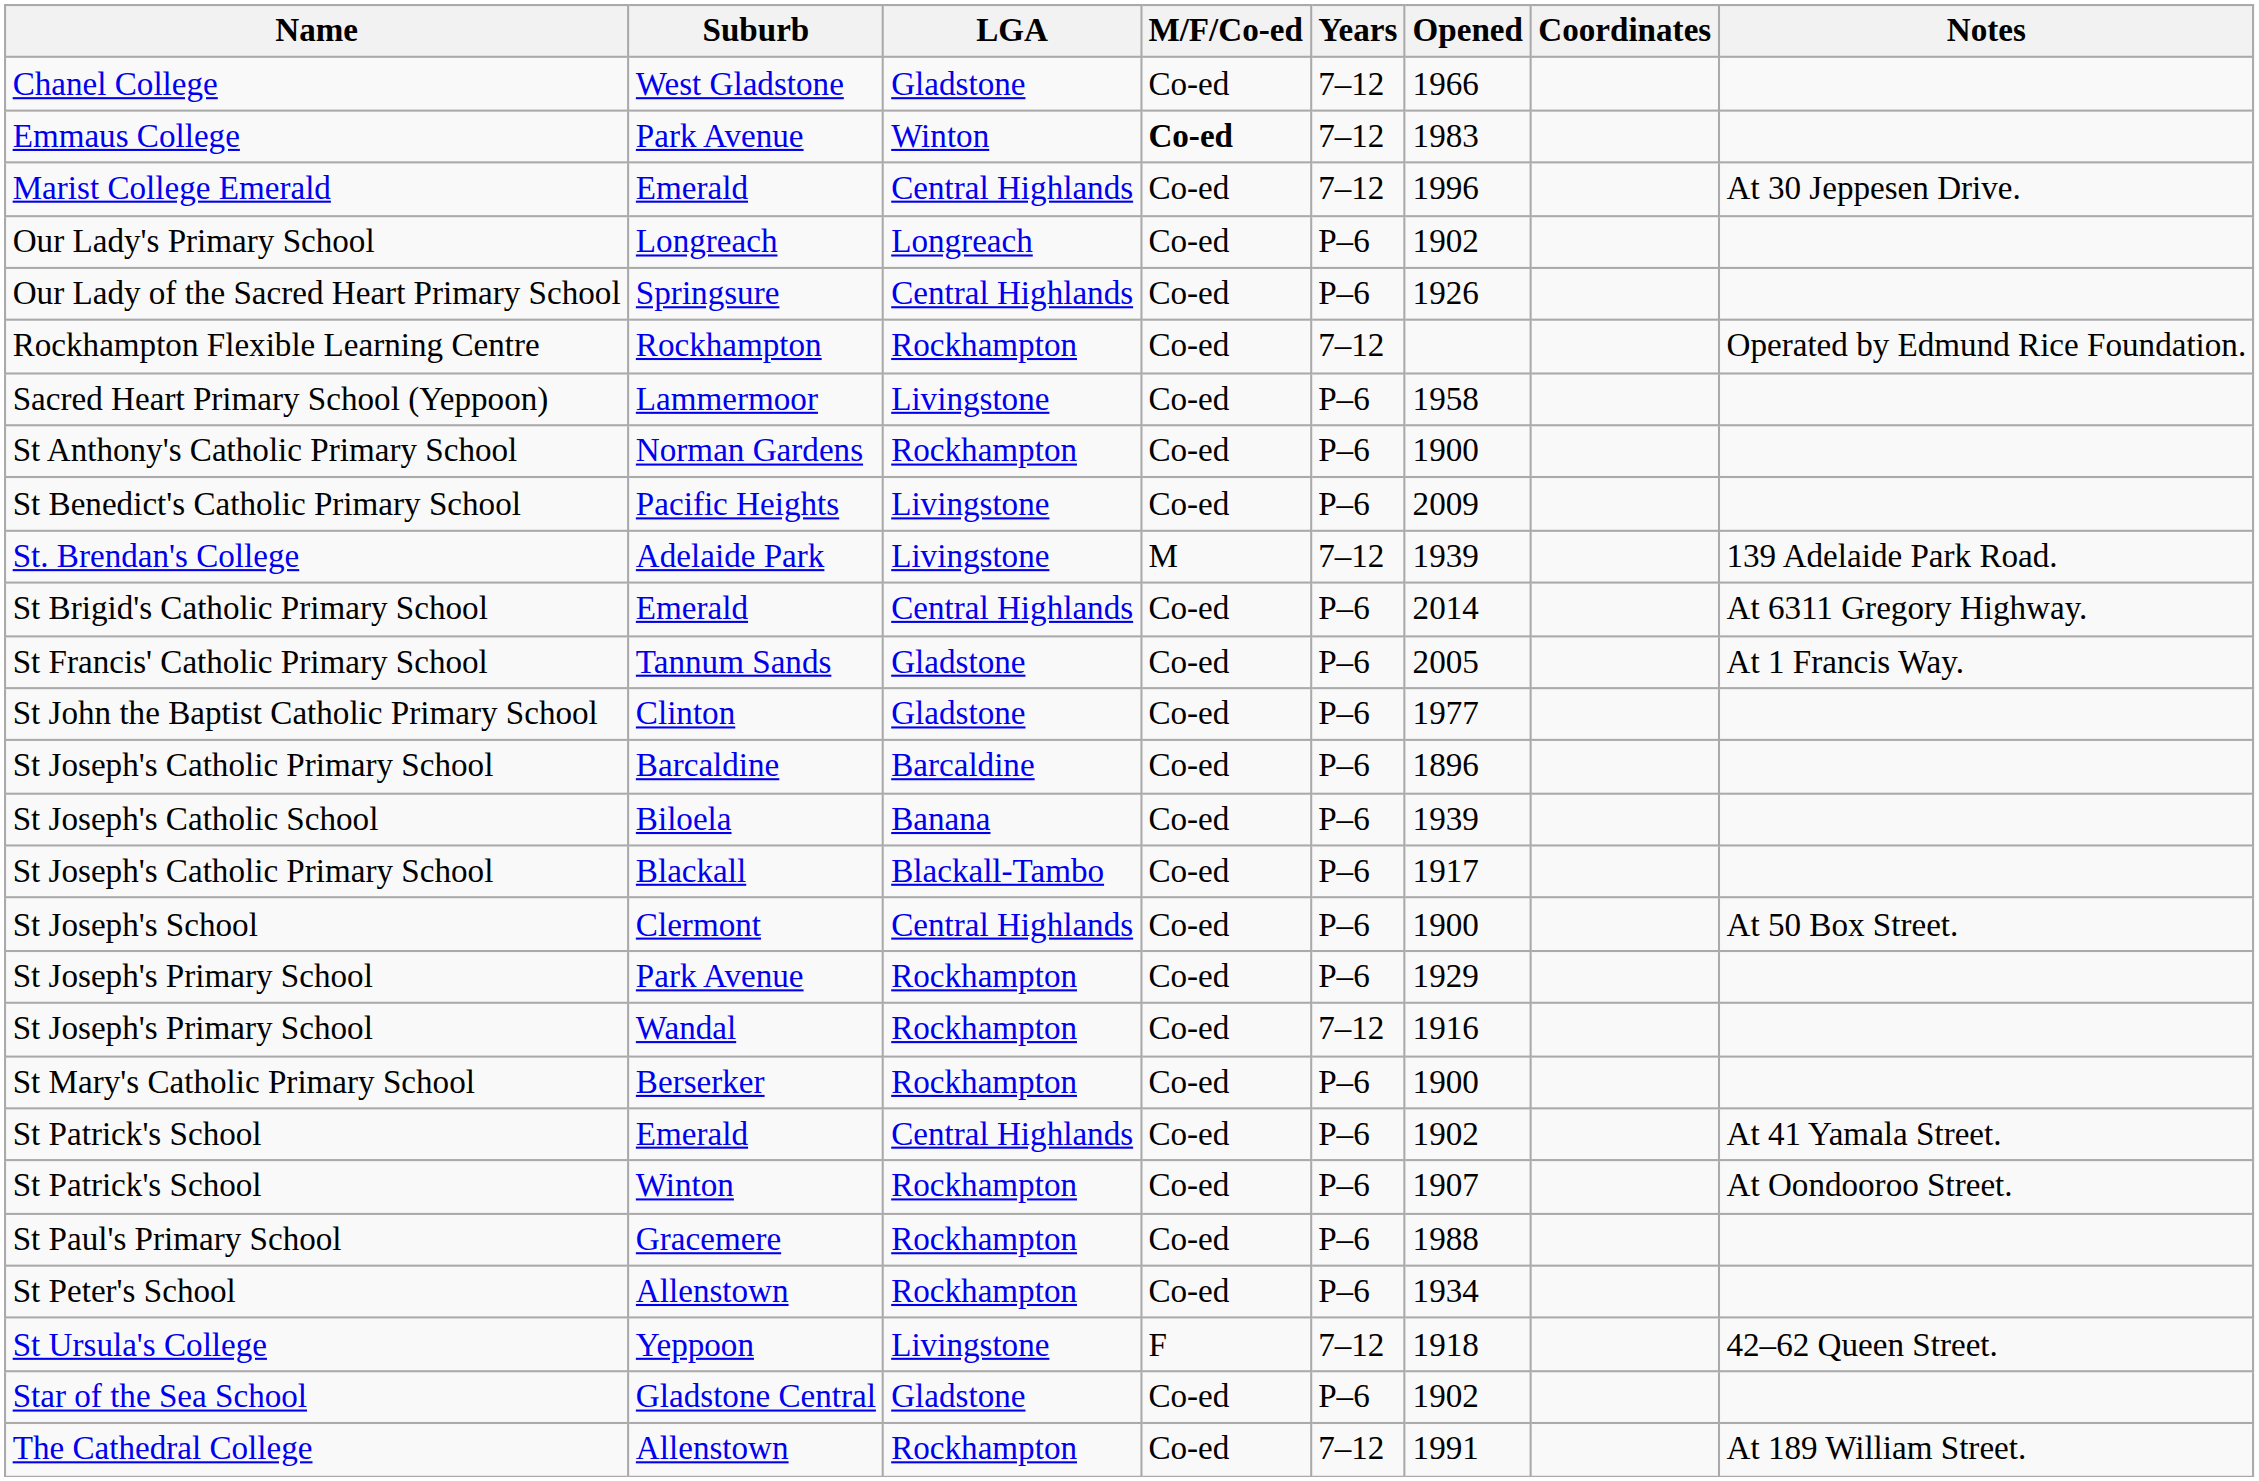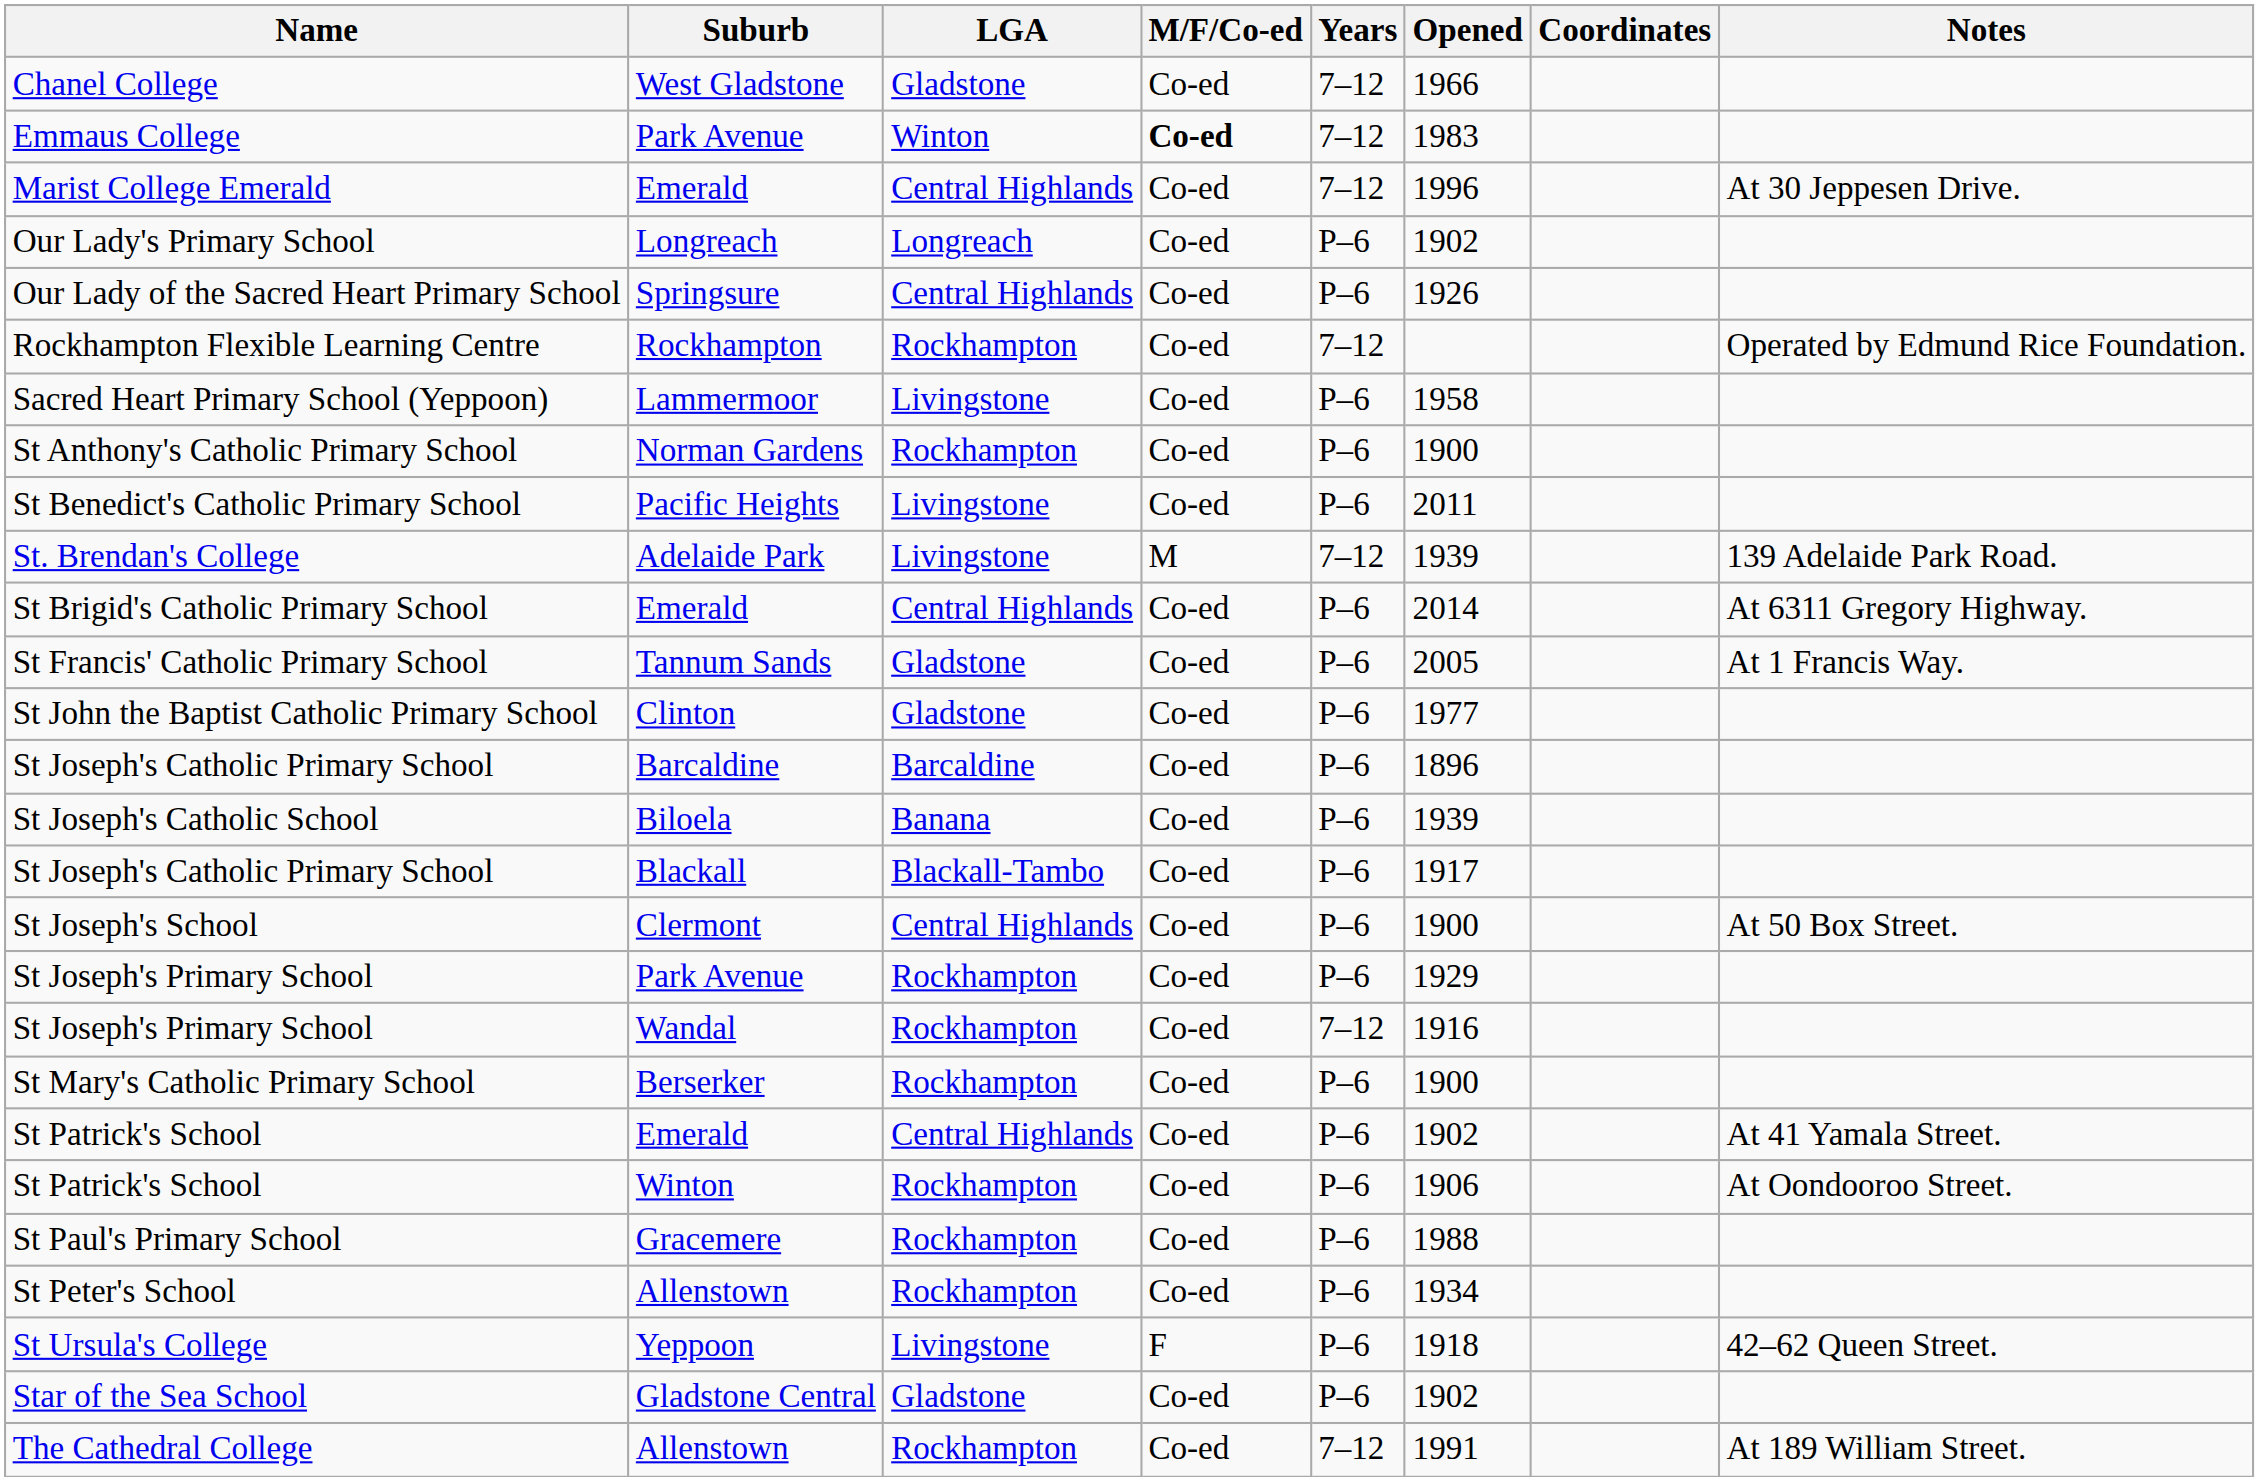(1446, 503) 2009 -> (1445, 503) 2011
(1446, 1186) 1907 -> (1446, 1186) 1906
(1351, 1343) 7–12 -> (1344, 1343) P–6
